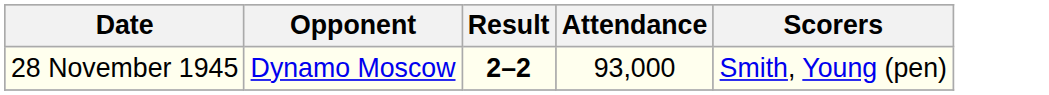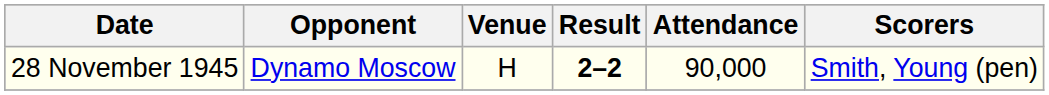+ column: (507, 25)
(635, 68) 93,000 -> (726, 68) 90,000
